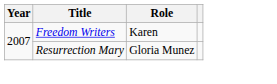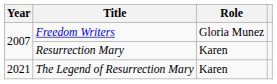(144, 32) Karen -> (232, 32) Gloria Munez
(162, 50) Gloria Munez -> (213, 50) Karen
+ row: (115, 69)
